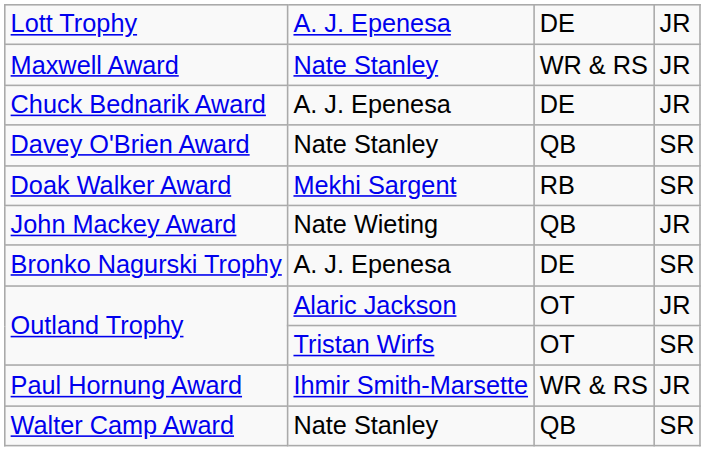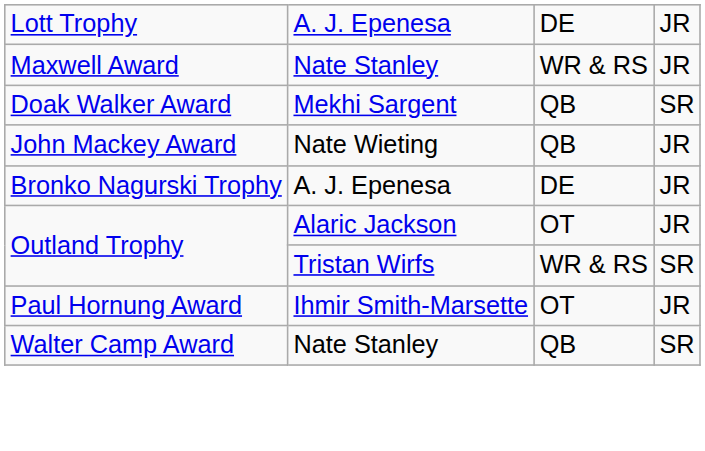- row: (138, 104)
- row: (130, 144)
(557, 184) RB -> (558, 104) QB
(677, 265) SR -> (675, 184) JR
(557, 345) OT -> (594, 265) WR & RS
(594, 385) WR & RS -> (557, 305) OT
